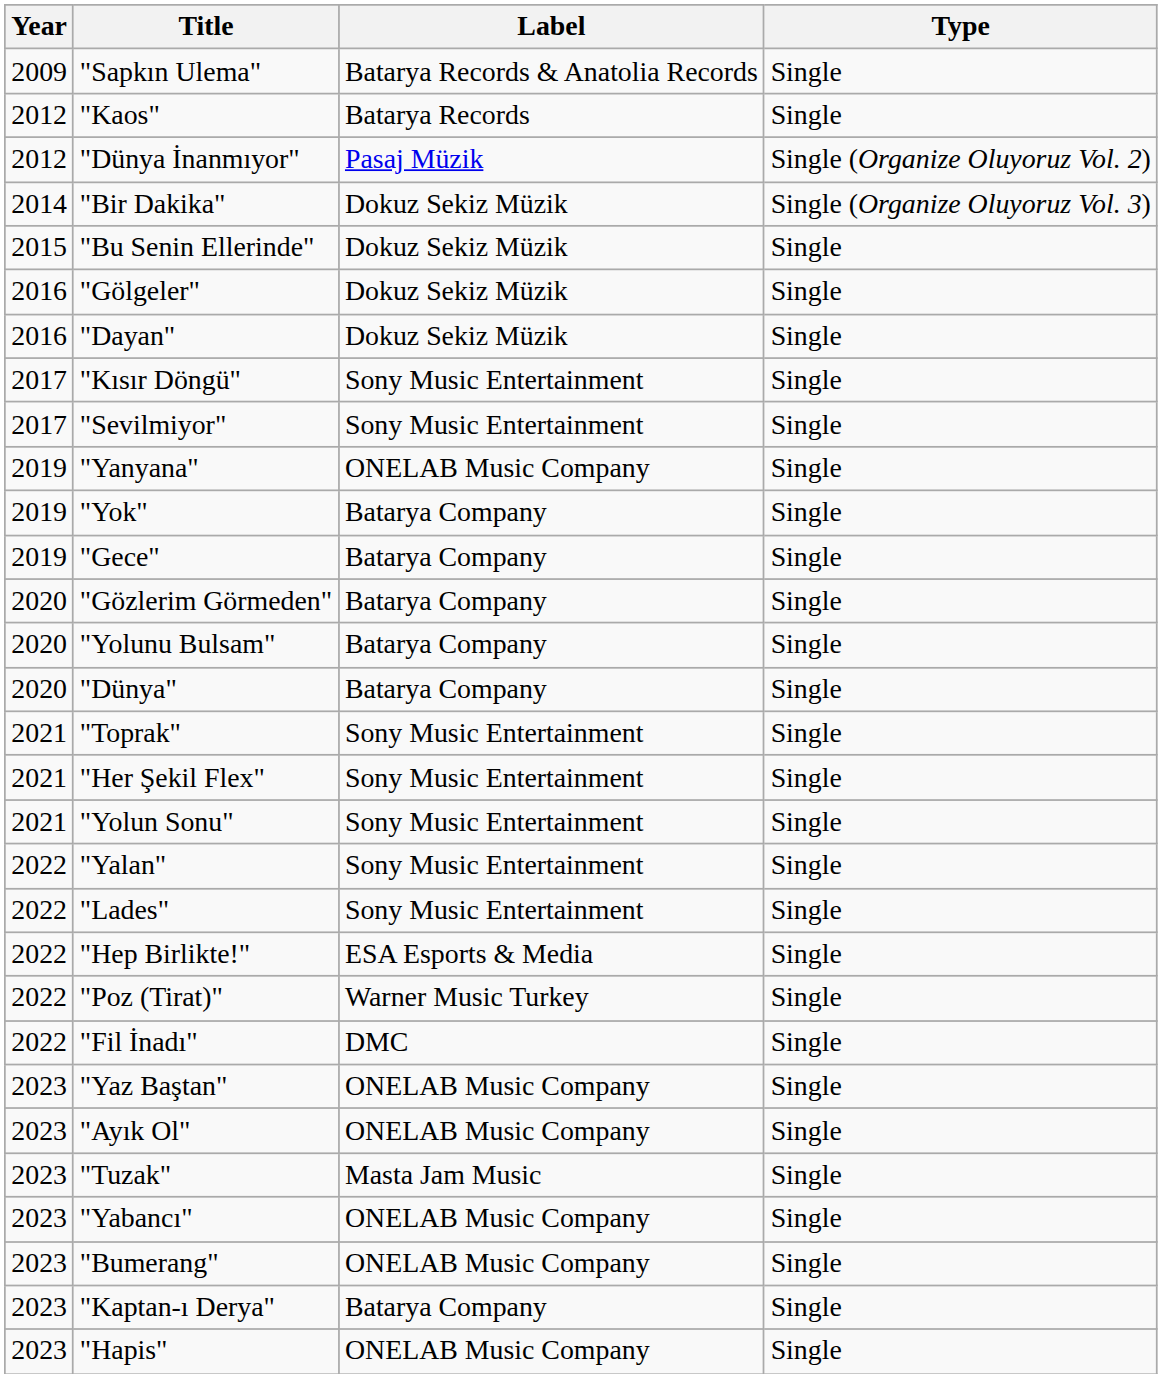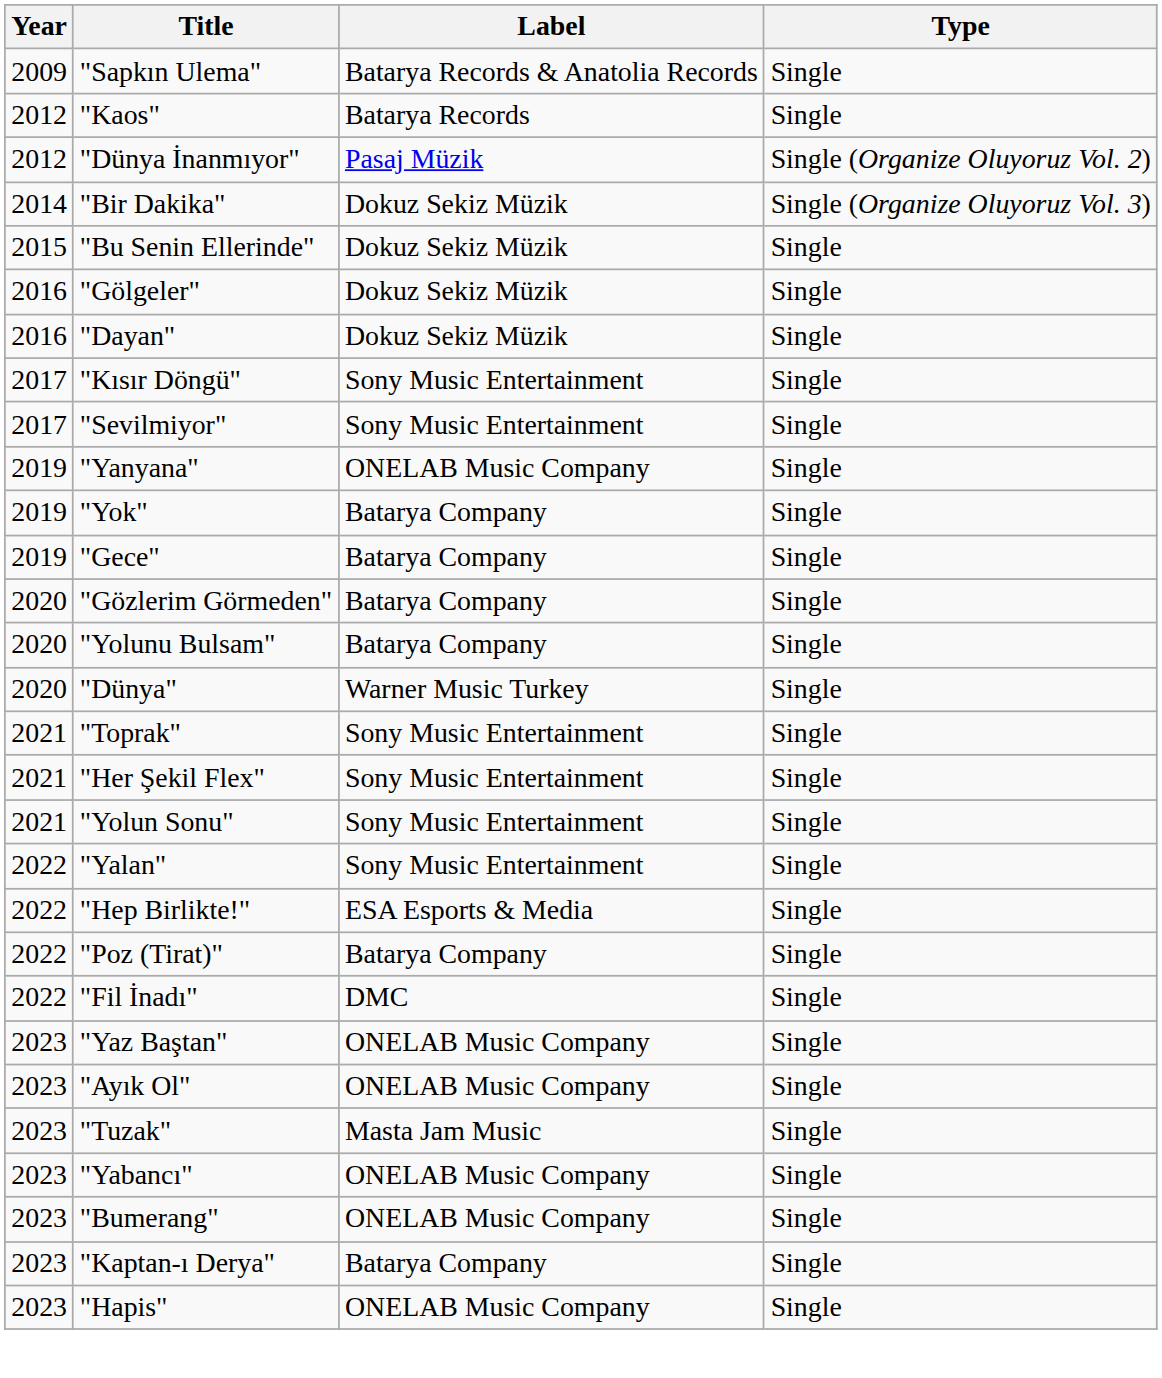(446, 688) Batarya Company -> (467, 688) Warner Music Turkey
- row: (124, 909)
(467, 997) Warner Music Turkey -> (446, 953) Batarya Company
